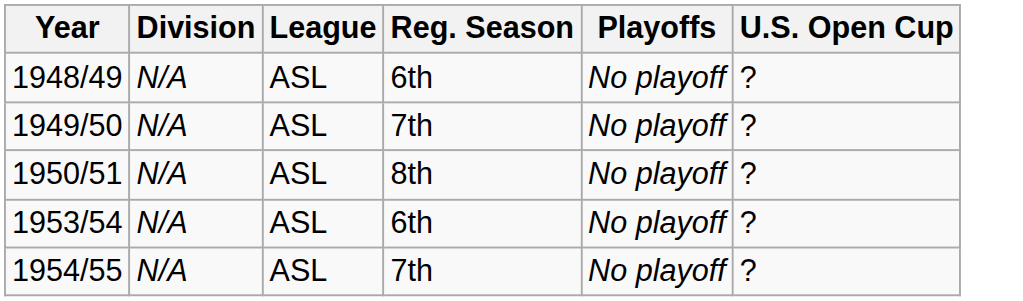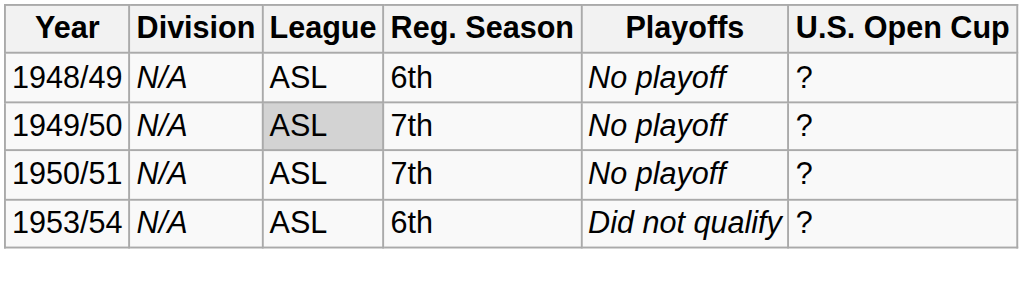(298, 125) no background -> (298, 125) lightgrey background
(412, 174) 8th -> (412, 174) 7th
(657, 222) No playoff -> (685, 222) Did not qualify
- row: (67, 271)
